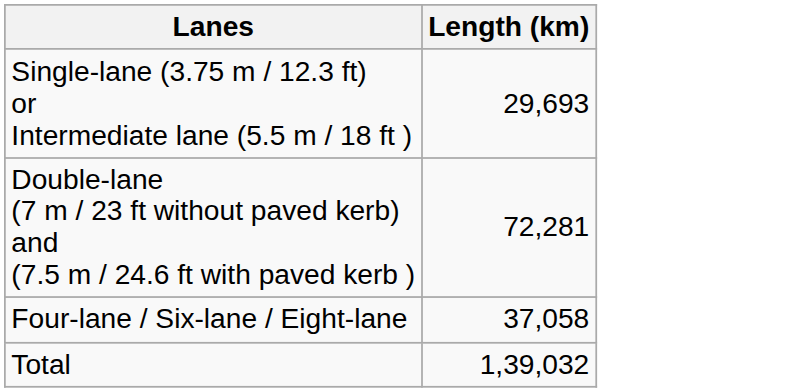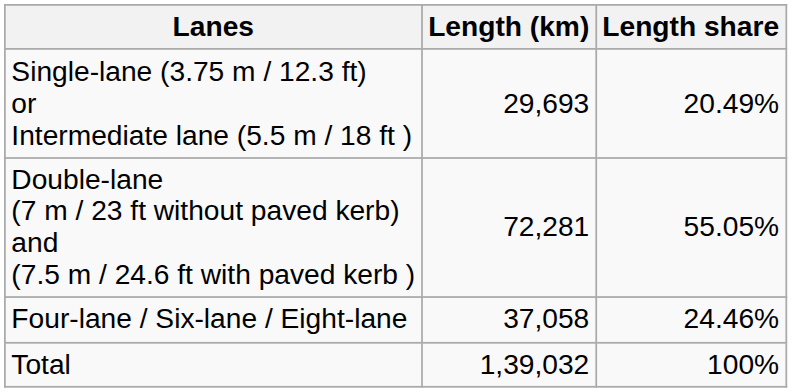+ column: (691, 26)
